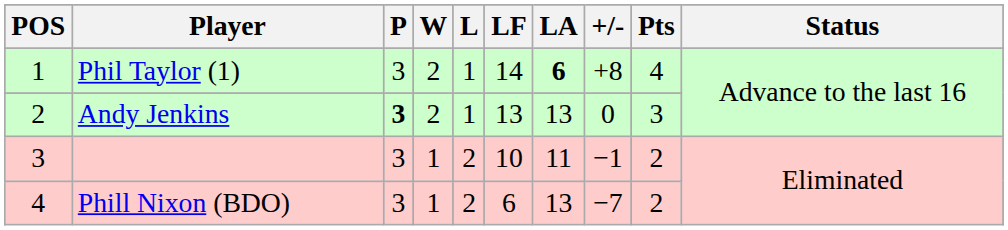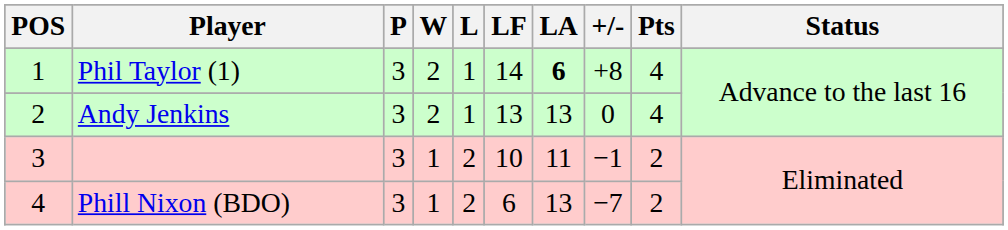(398, 114) bold -> (398, 114) normal
(656, 114) 3 -> (656, 114) 4
